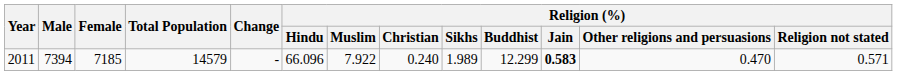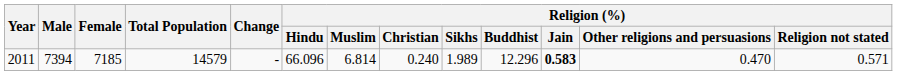(360, 59) 7.922 -> (360, 59) 6.814
(519, 59) 12.299 -> (519, 59) 12.296
